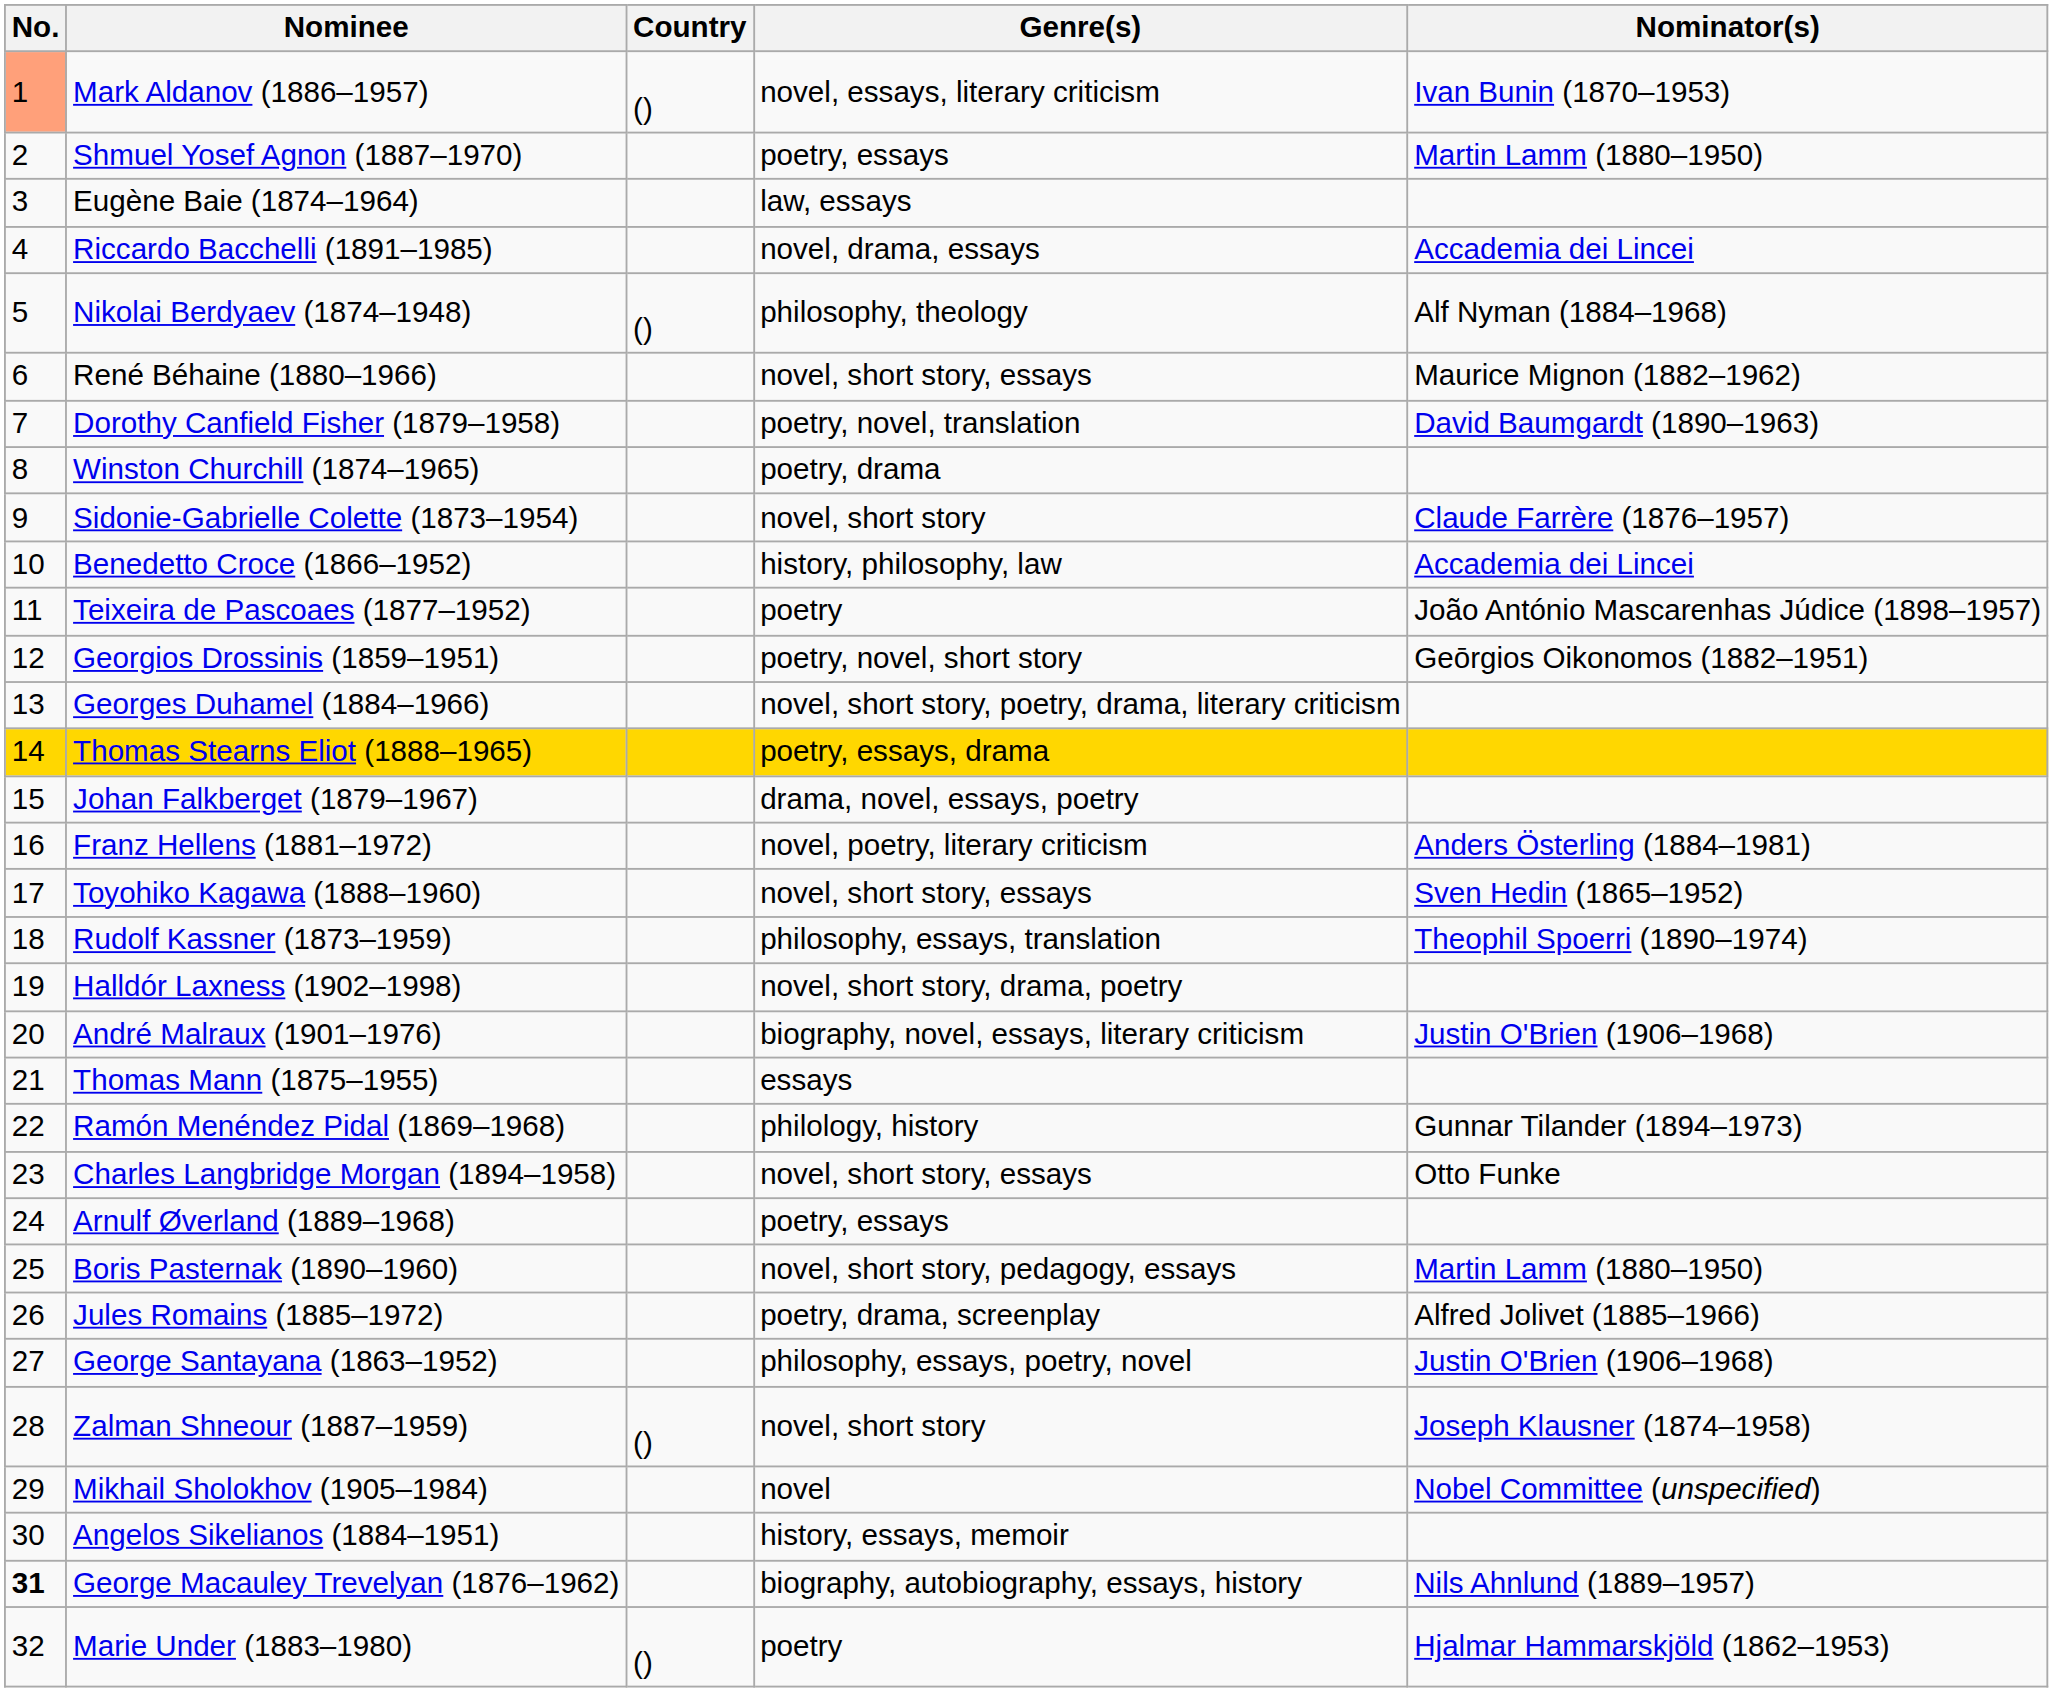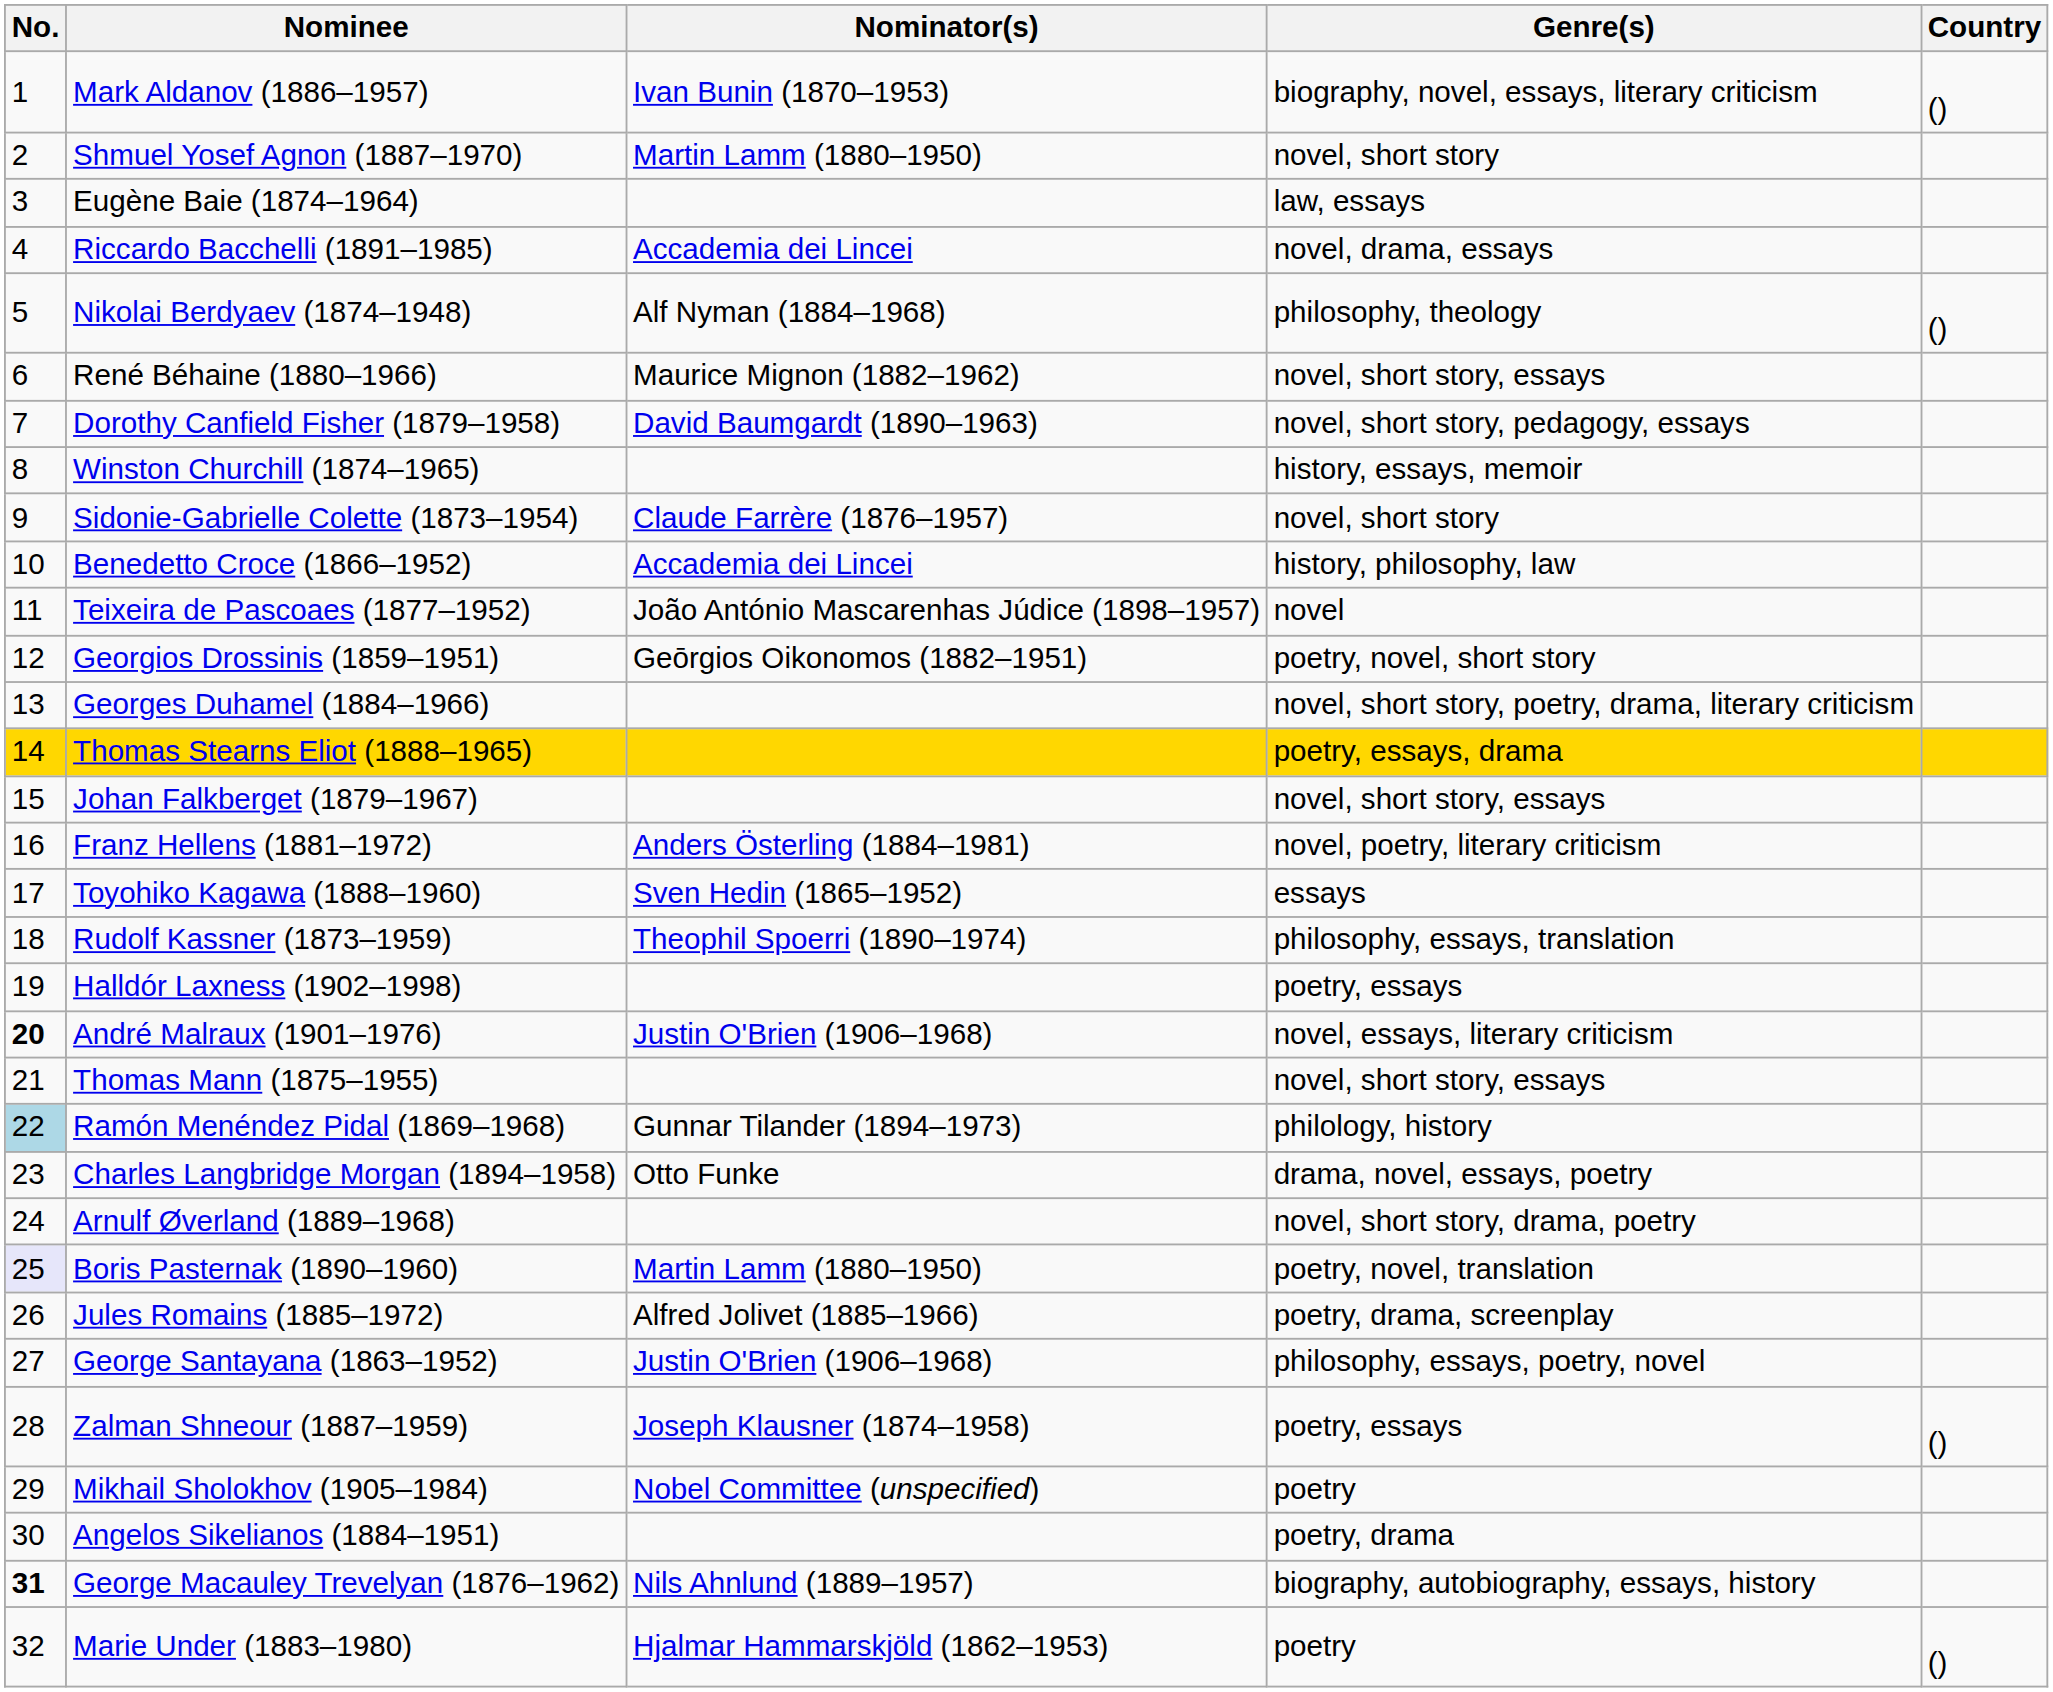columns swapped: (690, 27) <-> (1728, 27)
(20, 91) lightsalmon background -> (20, 91) no background
(960, 91) novel, essays, literary criticism -> (1546, 91) biography, novel, essays, literary criticism
(854, 155) poetry, essays -> (1386, 155) novel, short story
(920, 423) poetry, novel, translation -> (1512, 423) novel, short story, pedagogy, essays
(850, 470) poetry, drama -> (1428, 470) history, essays, memoir
(801, 610) poetry -> (1309, 610) novel
(949, 798) drama, novel, essays, poetry -> (1440, 798) novel, short story, essays
(926, 892) novel, short story, essays -> (1320, 892) essays
(971, 986) novel, short story, drama, poetry -> (1368, 986) poetry, essays
(28, 1033) normal -> (28, 1033) bold
(1032, 1033) biography, novel, essays, literary criticism -> (1473, 1033) novel, essays, literary criticism
(806, 1080) essays -> (1440, 1080) novel, short story, essays
(28, 1127) no background -> (28, 1127) lightblue background
(926, 1174) novel, short story, essays -> (1463, 1174) drama, novel, essays, poetry
(854, 1221) poetry, essays -> (1485, 1221) novel, short story, drama, poetry
(28, 1268) no background -> (28, 1268) lavender background
(998, 1268) novel, short story, pedagogy, essays -> (1434, 1268) poetry, novel, translation
(873, 1425) novel, short story -> (1368, 1425) poetry, essays
(796, 1489) novel -> (1315, 1489) poetry
(914, 1536) history, essays, memoir -> (1364, 1536) poetry, drama
